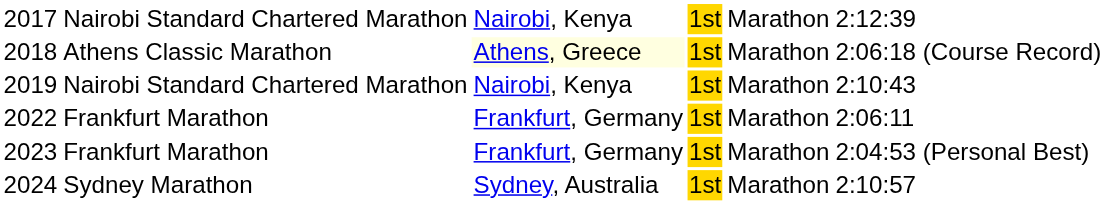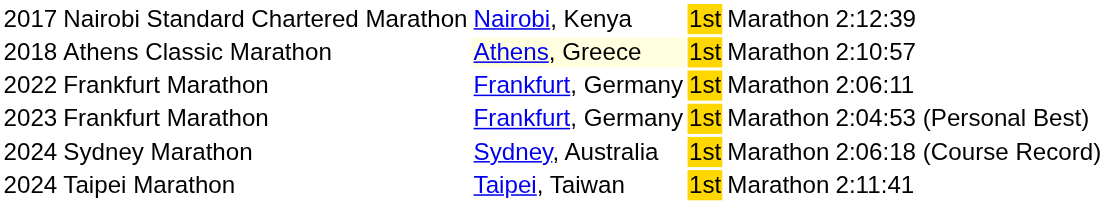(968, 52) 2:06:18 (Course Record) -> (876, 52) 2:10:57
- row: (30, 85)
(876, 184) 2:10:57 -> (968, 151) 2:06:18 (Course Record)
+ row: (30, 184)
